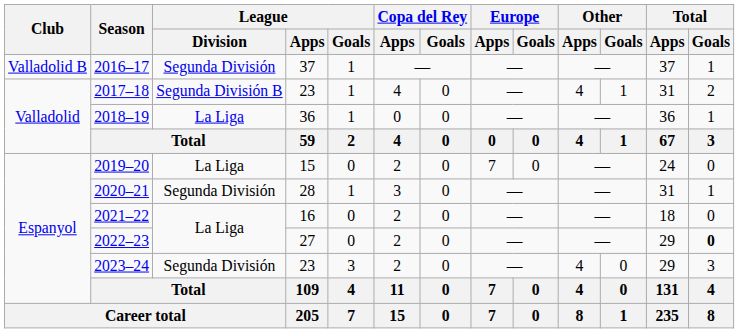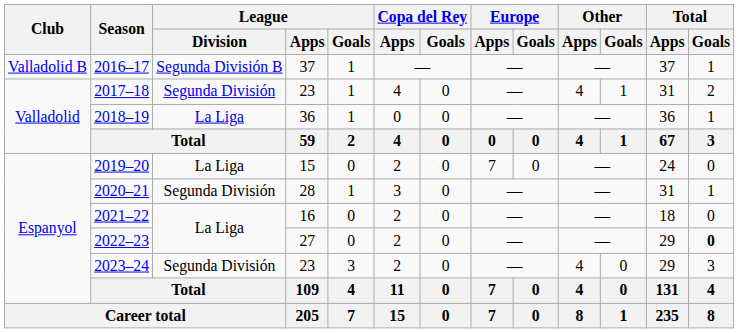(219, 66) Segunda División -> (219, 66) Segunda División B
(219, 91) Segunda División B -> (219, 91) Segunda División
